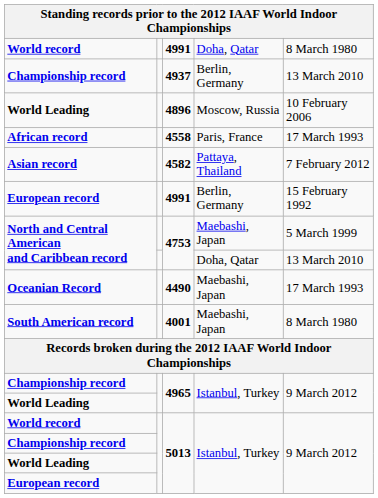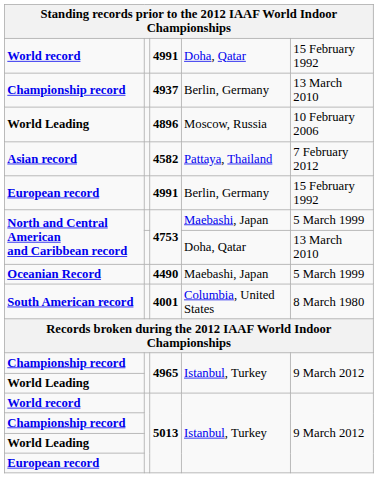(322, 48) 8 March 1980 -> (324, 55) 15 February 1992
- row: (47, 137)
(325, 287) 17 March 1993 -> (329, 274) 5 March 1999
(223, 321) Maebashi, Japan -> (229, 301) Columbia, United States
